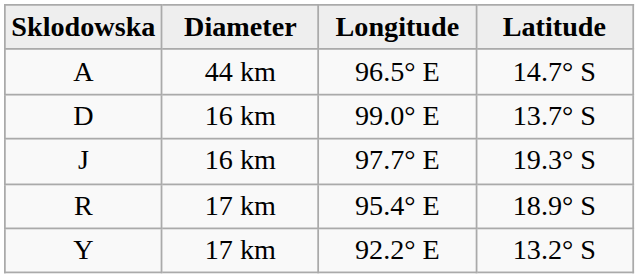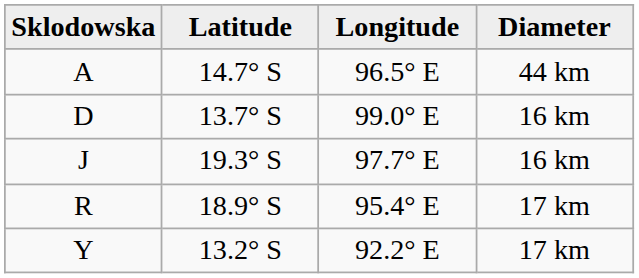columns swapped: (554, 26) <-> (240, 26)
